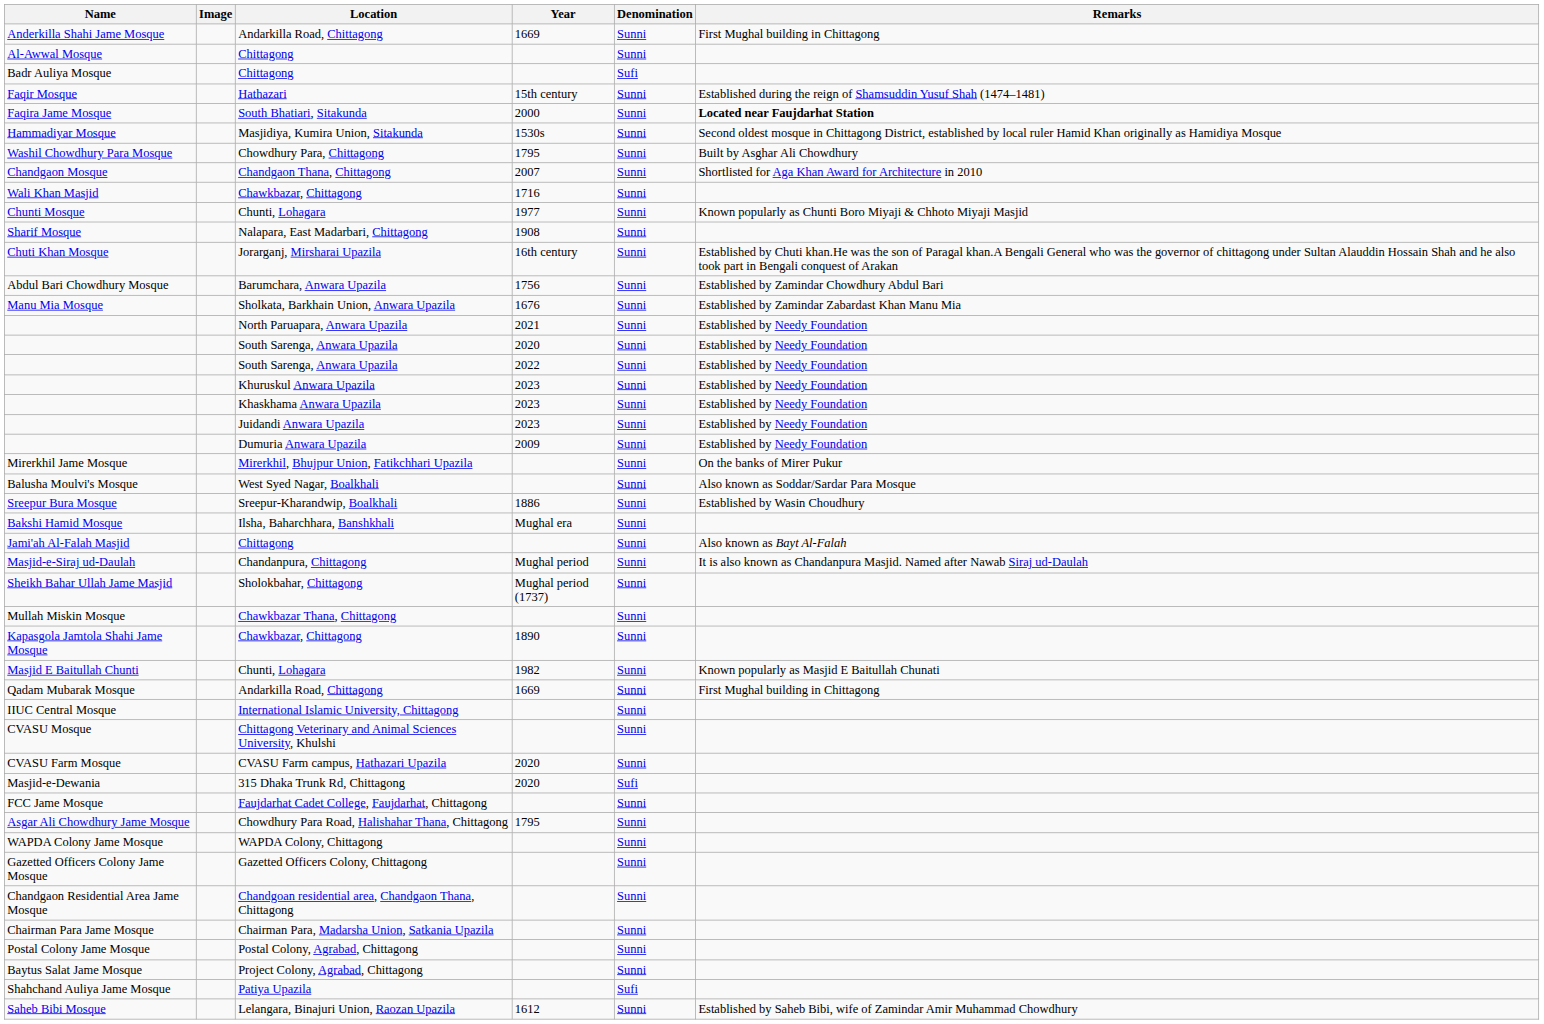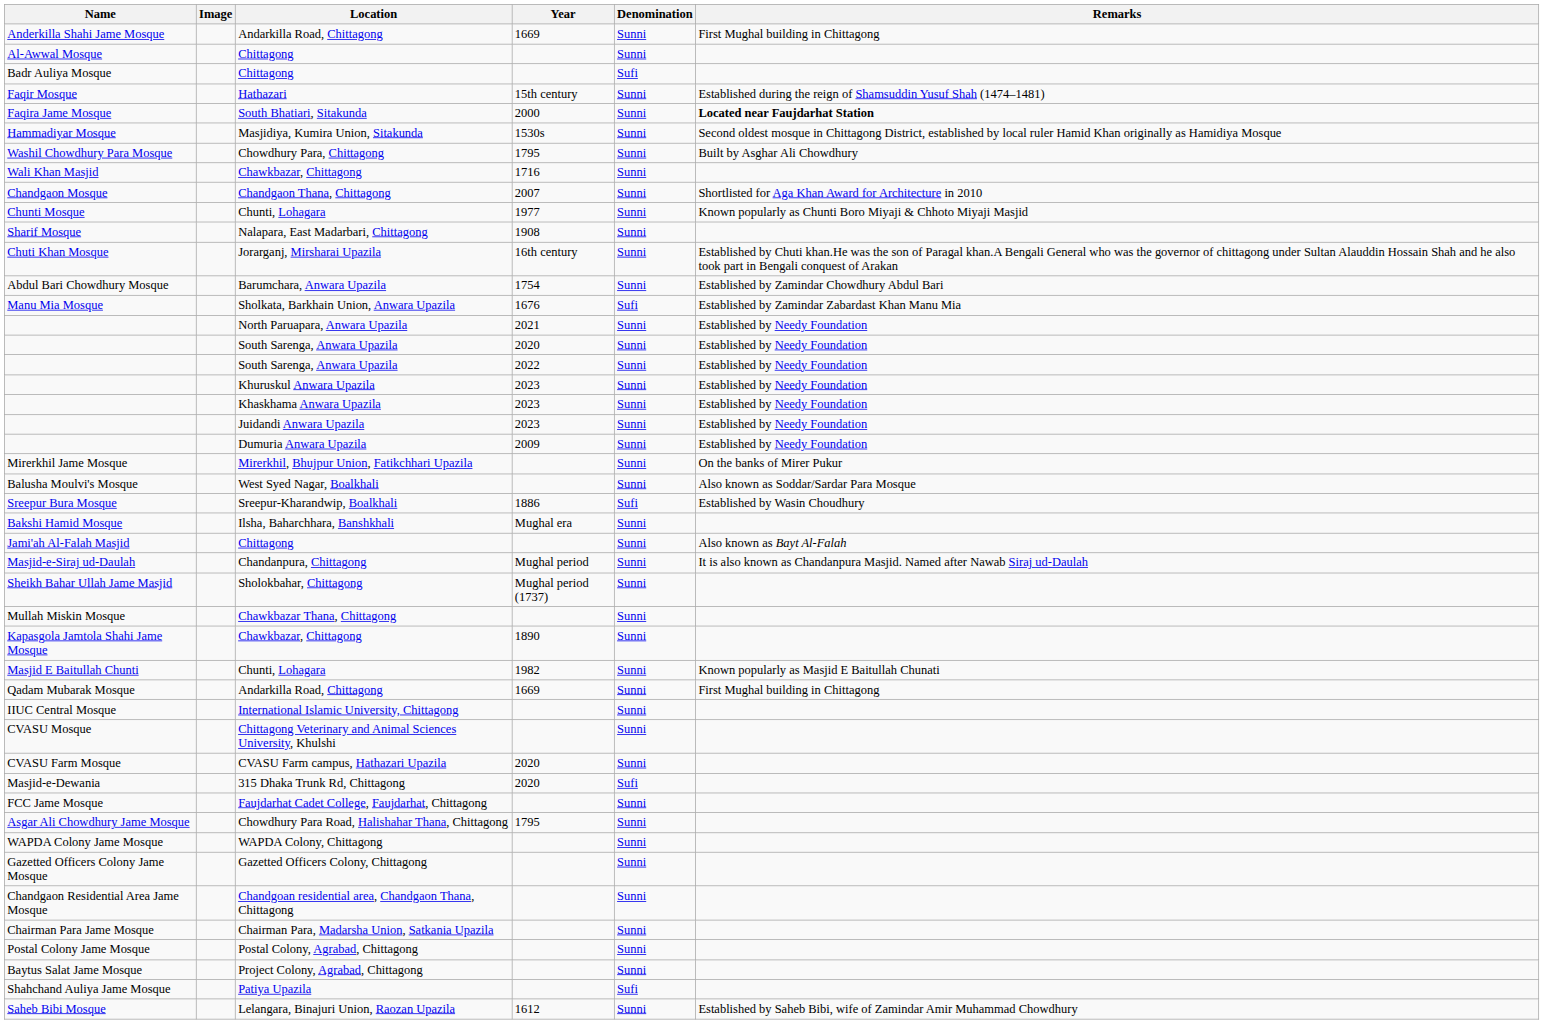rows swapped: (57, 172) <-> (53, 192)
(527, 285) 1756 -> (527, 285) 1754
(632, 305) Sunni -> (627, 305) Sufi
(632, 503) Sunni -> (627, 503) Sufi
